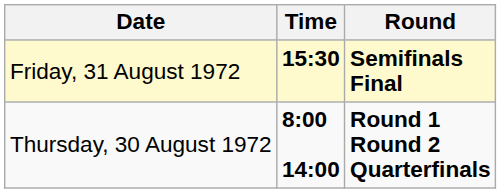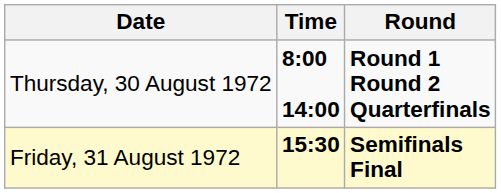rows swapped: (141, 144) <-> (125, 70)
